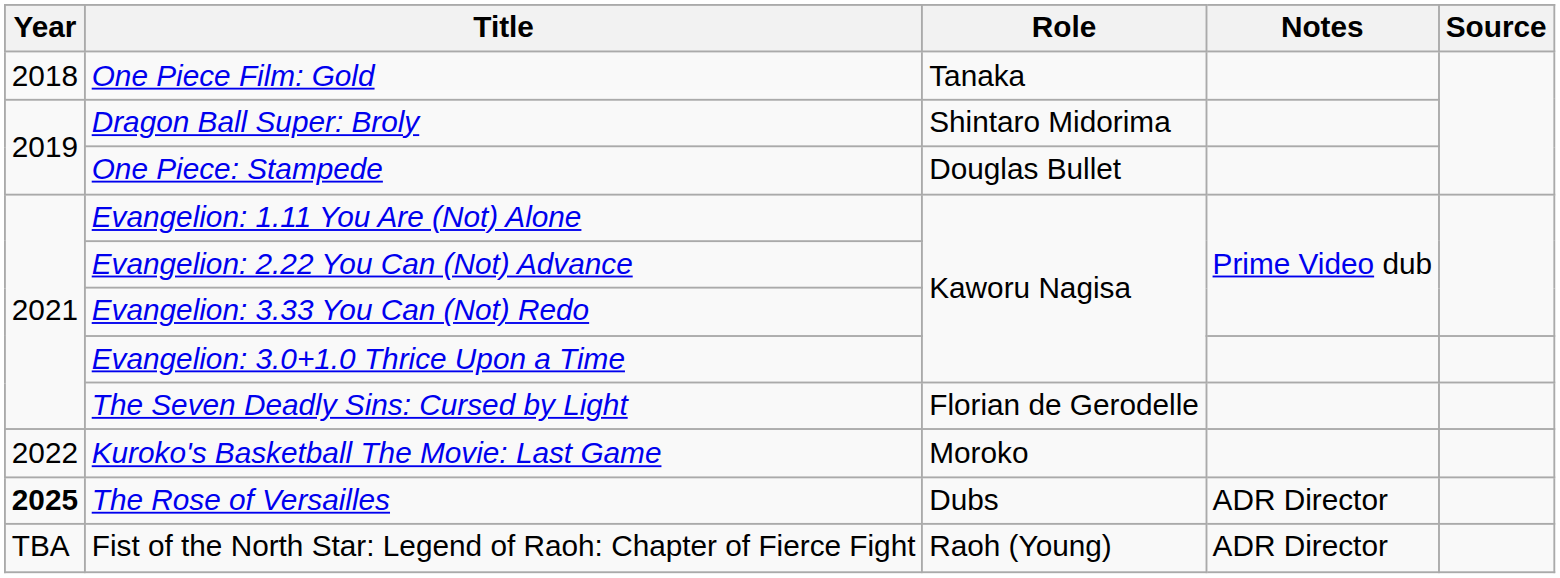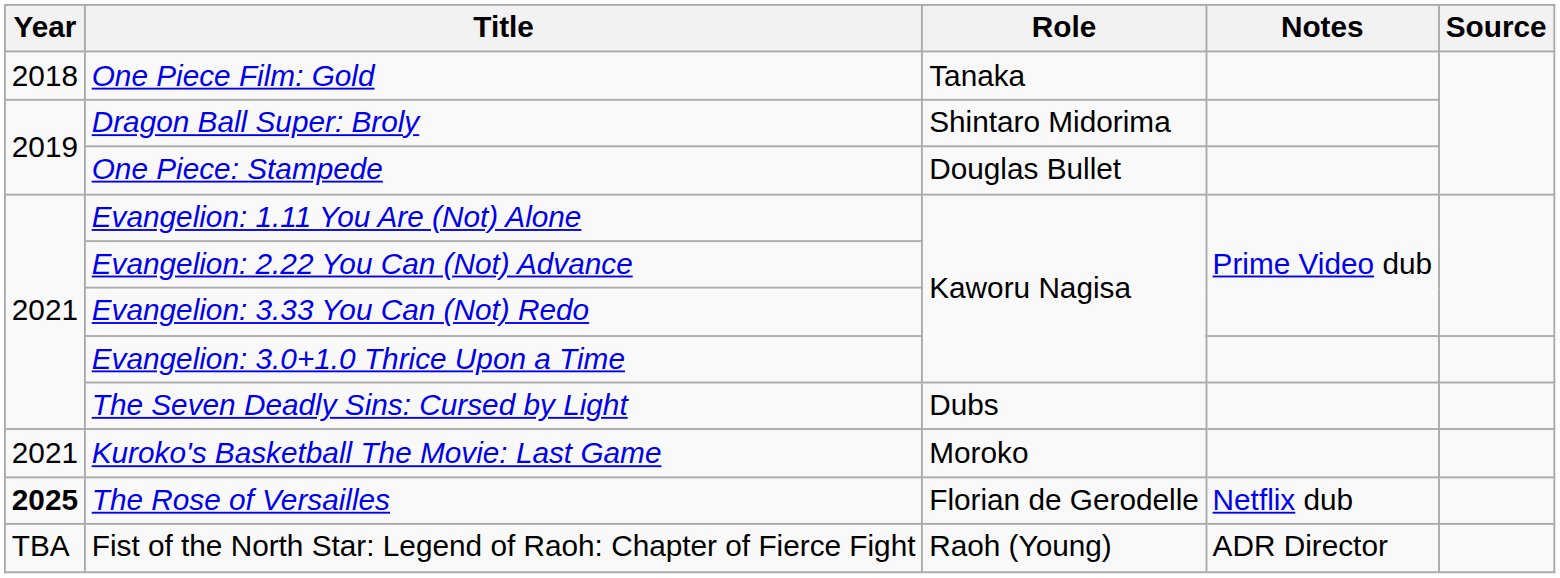(1064, 405) Florian de Gerodelle -> (964, 405) Dubs
(45, 452) 2022 -> (45, 452) 2021
(964, 500) Dubs -> (1064, 500) Florian de Gerodelle
(1300, 500) ADR Director -> (1283, 500) Netflix dub
